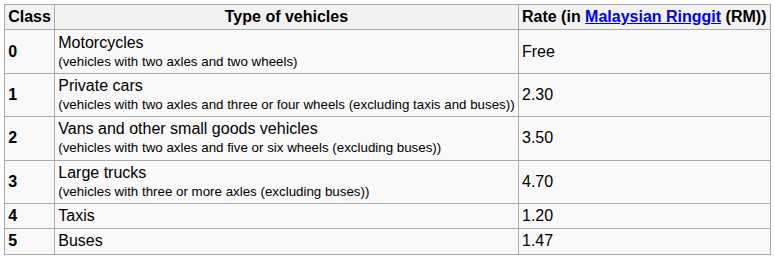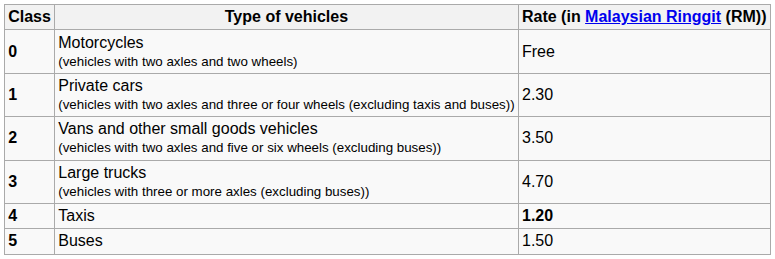(538, 216) normal -> (538, 216) bold
(538, 241) 1.47 -> (538, 241) 1.50
